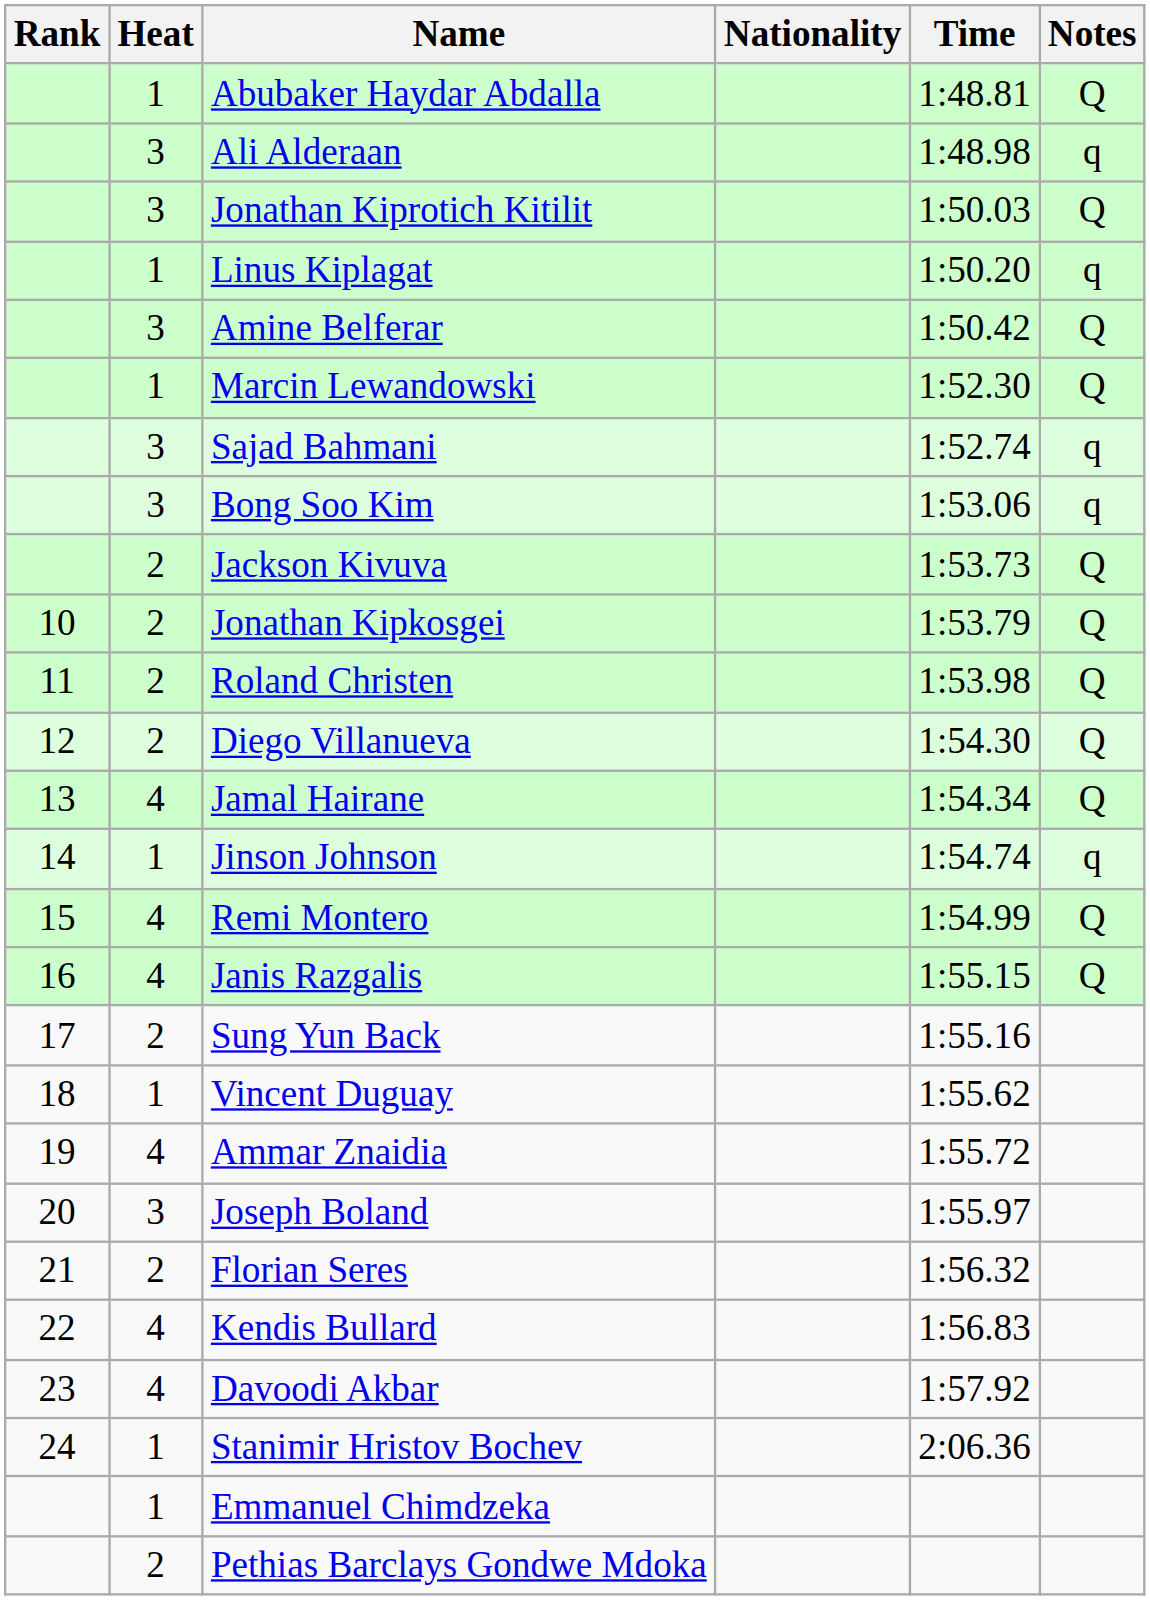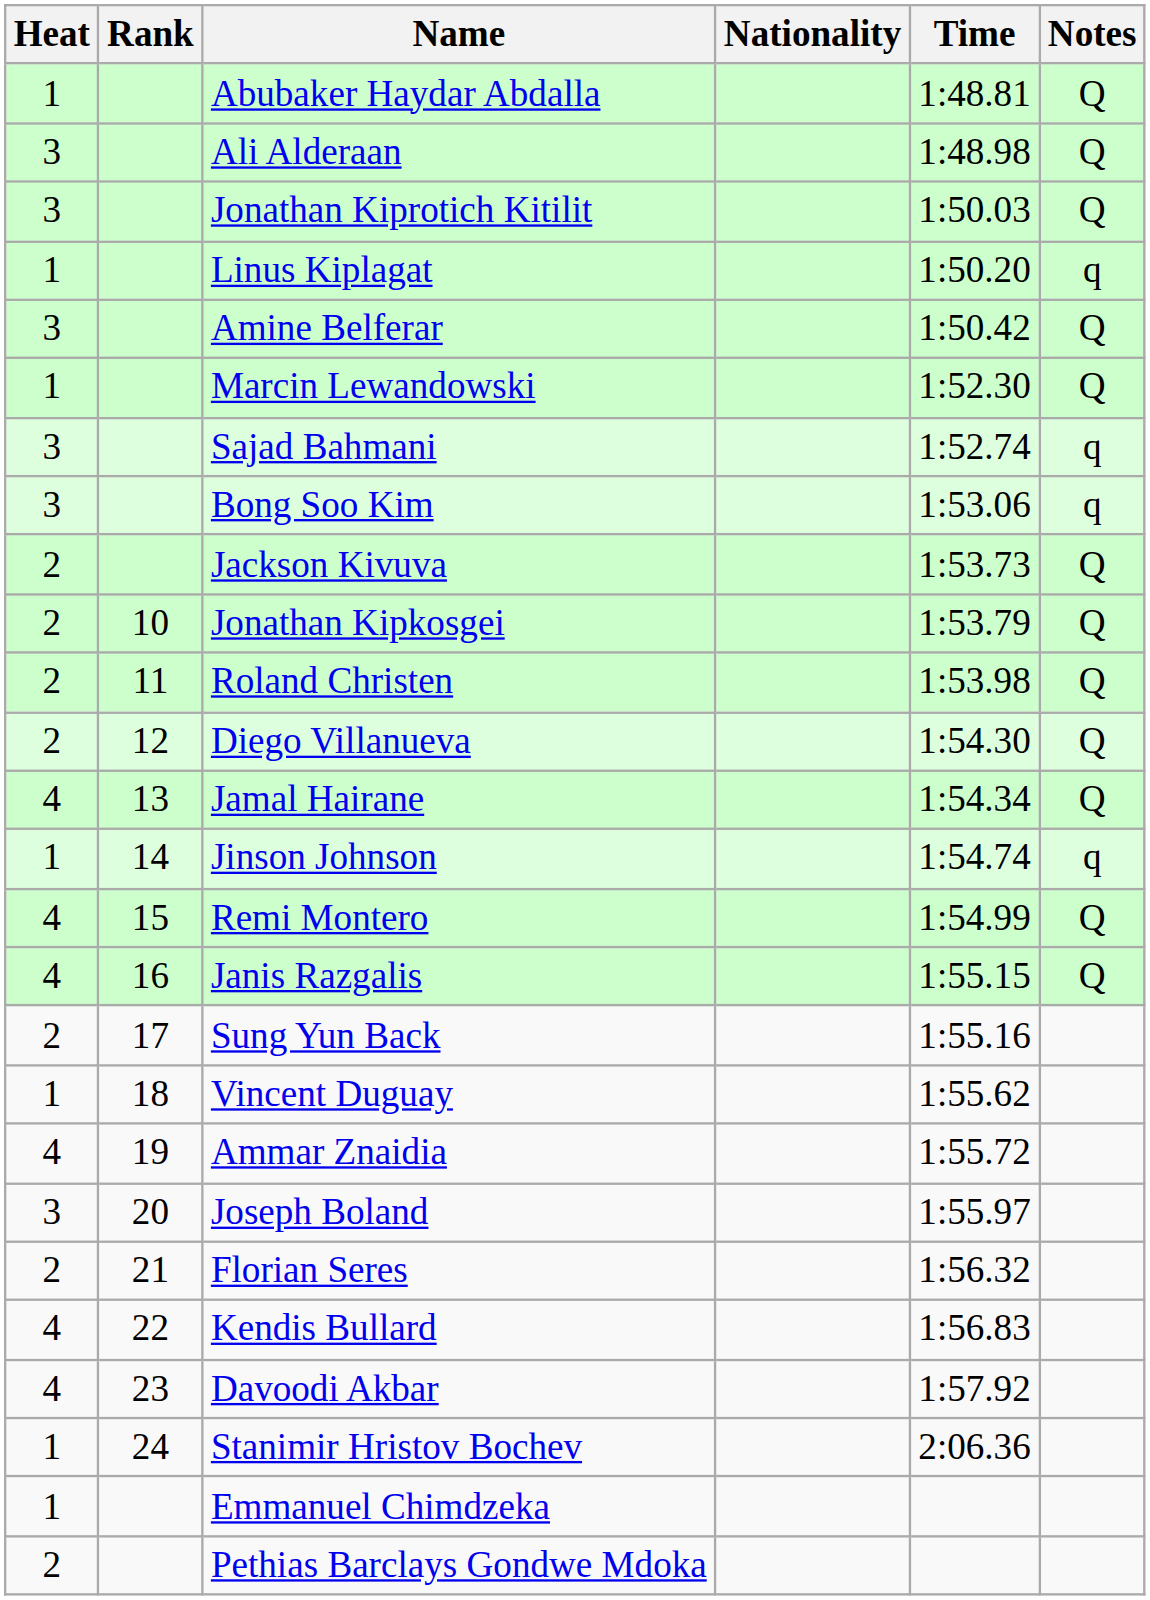columns swapped: (57, 33) <-> (156, 33)
(1092, 151) q -> (1092, 151) Q
